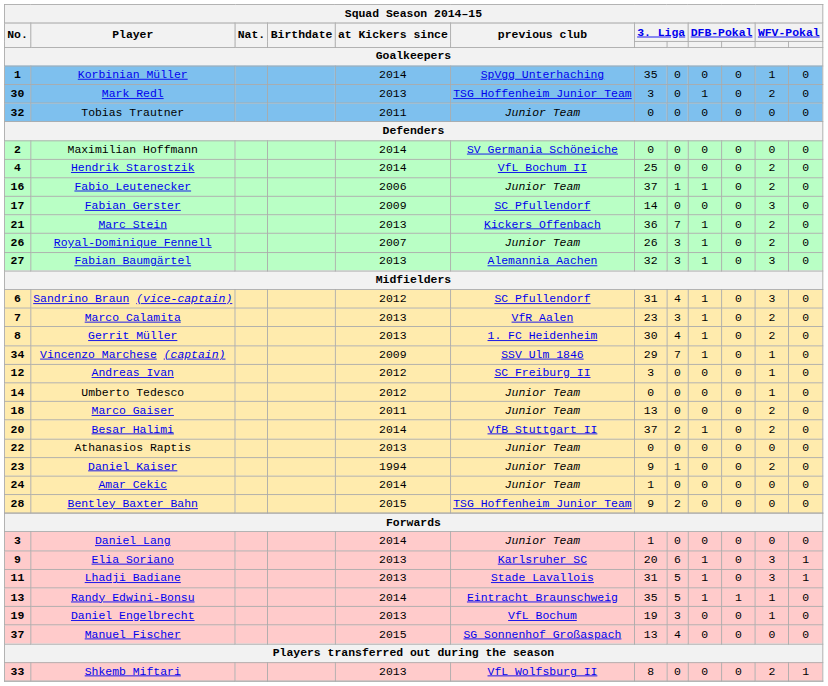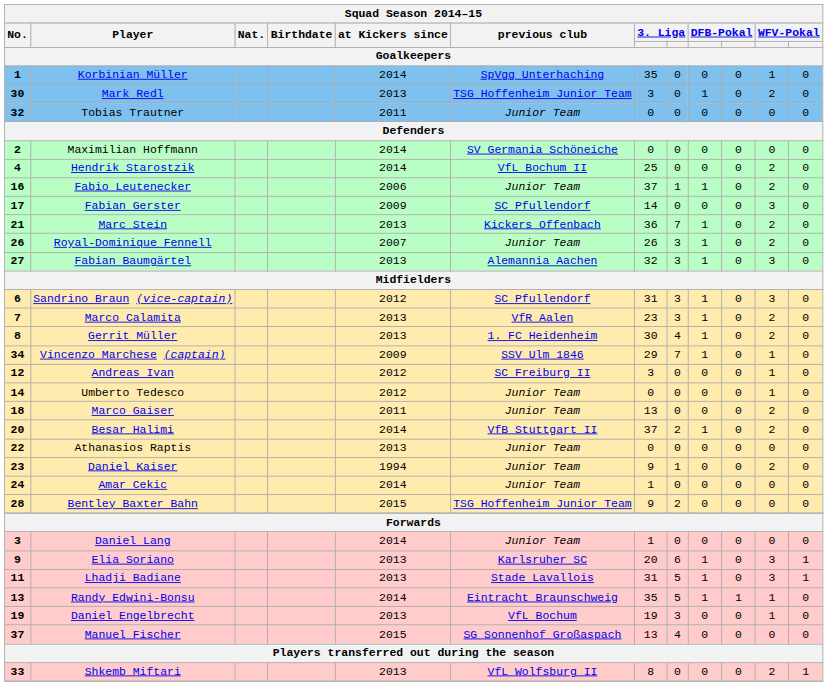(677, 299) 4 -> (677, 299) 3
